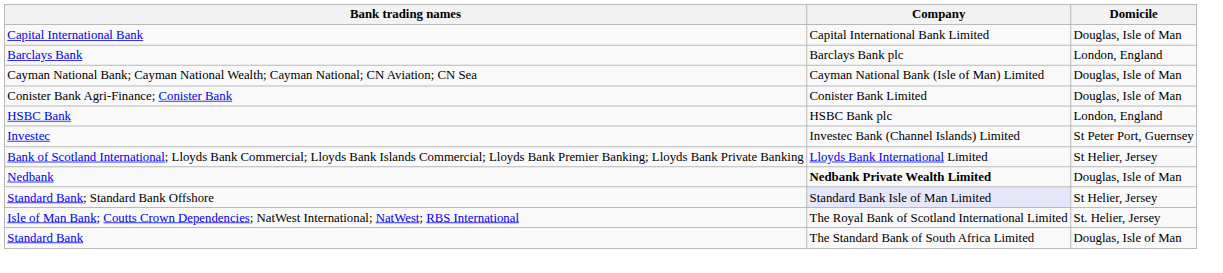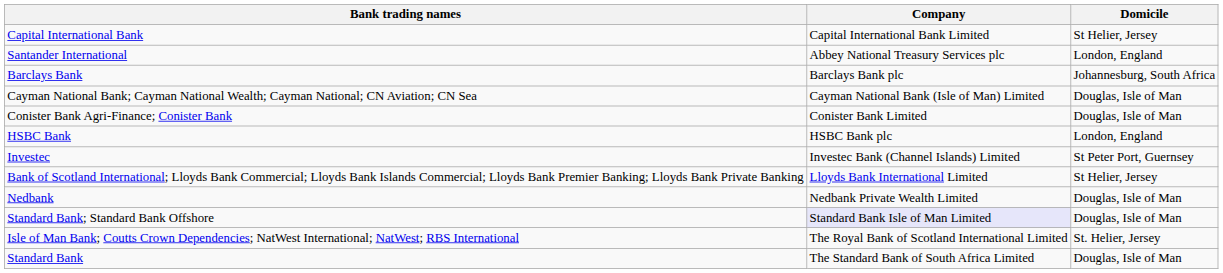(1128, 34) Douglas, Isle of Man -> (1115, 34) St Helier, Jersey
+ row: (67, 55)
(1118, 55) London, England -> (1144, 75) Johannesburg, South Africa
(900, 177) bold -> (894, 197) normal
(1115, 197) St Helier, Jersey -> (1128, 217) Douglas, Isle of Man
